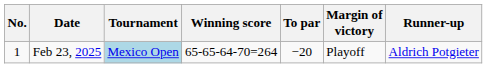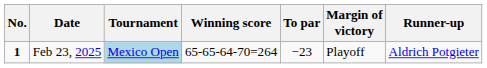(17, 52) normal -> (17, 52) bold
(302, 52) −20 -> (302, 52) −23
